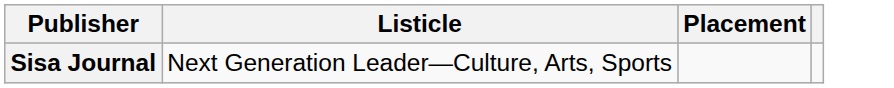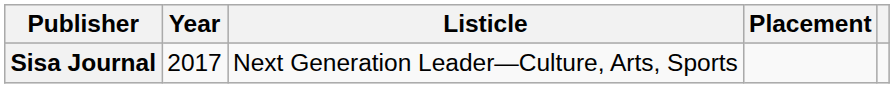+ column: (195, 23)
